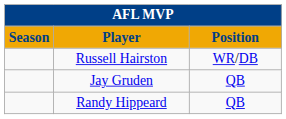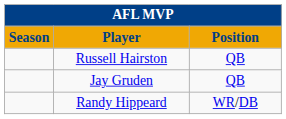(235, 59) WR/DB -> (235, 59) QB
(235, 102) QB -> (235, 102) WR/DB
